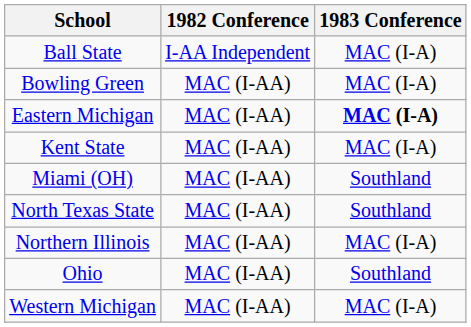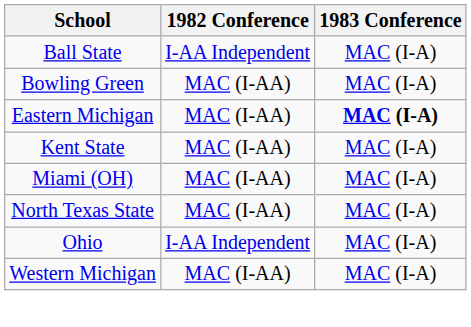(390, 178) Southland -> (390, 178) MAC (I-A)
(390, 210) Southland -> (390, 210) MAC (I-A)
- row: (83, 242)
(238, 274) MAC (I-AA) -> (238, 242) I-AA Independent
(390, 274) Southland -> (390, 242) MAC (I-A)
